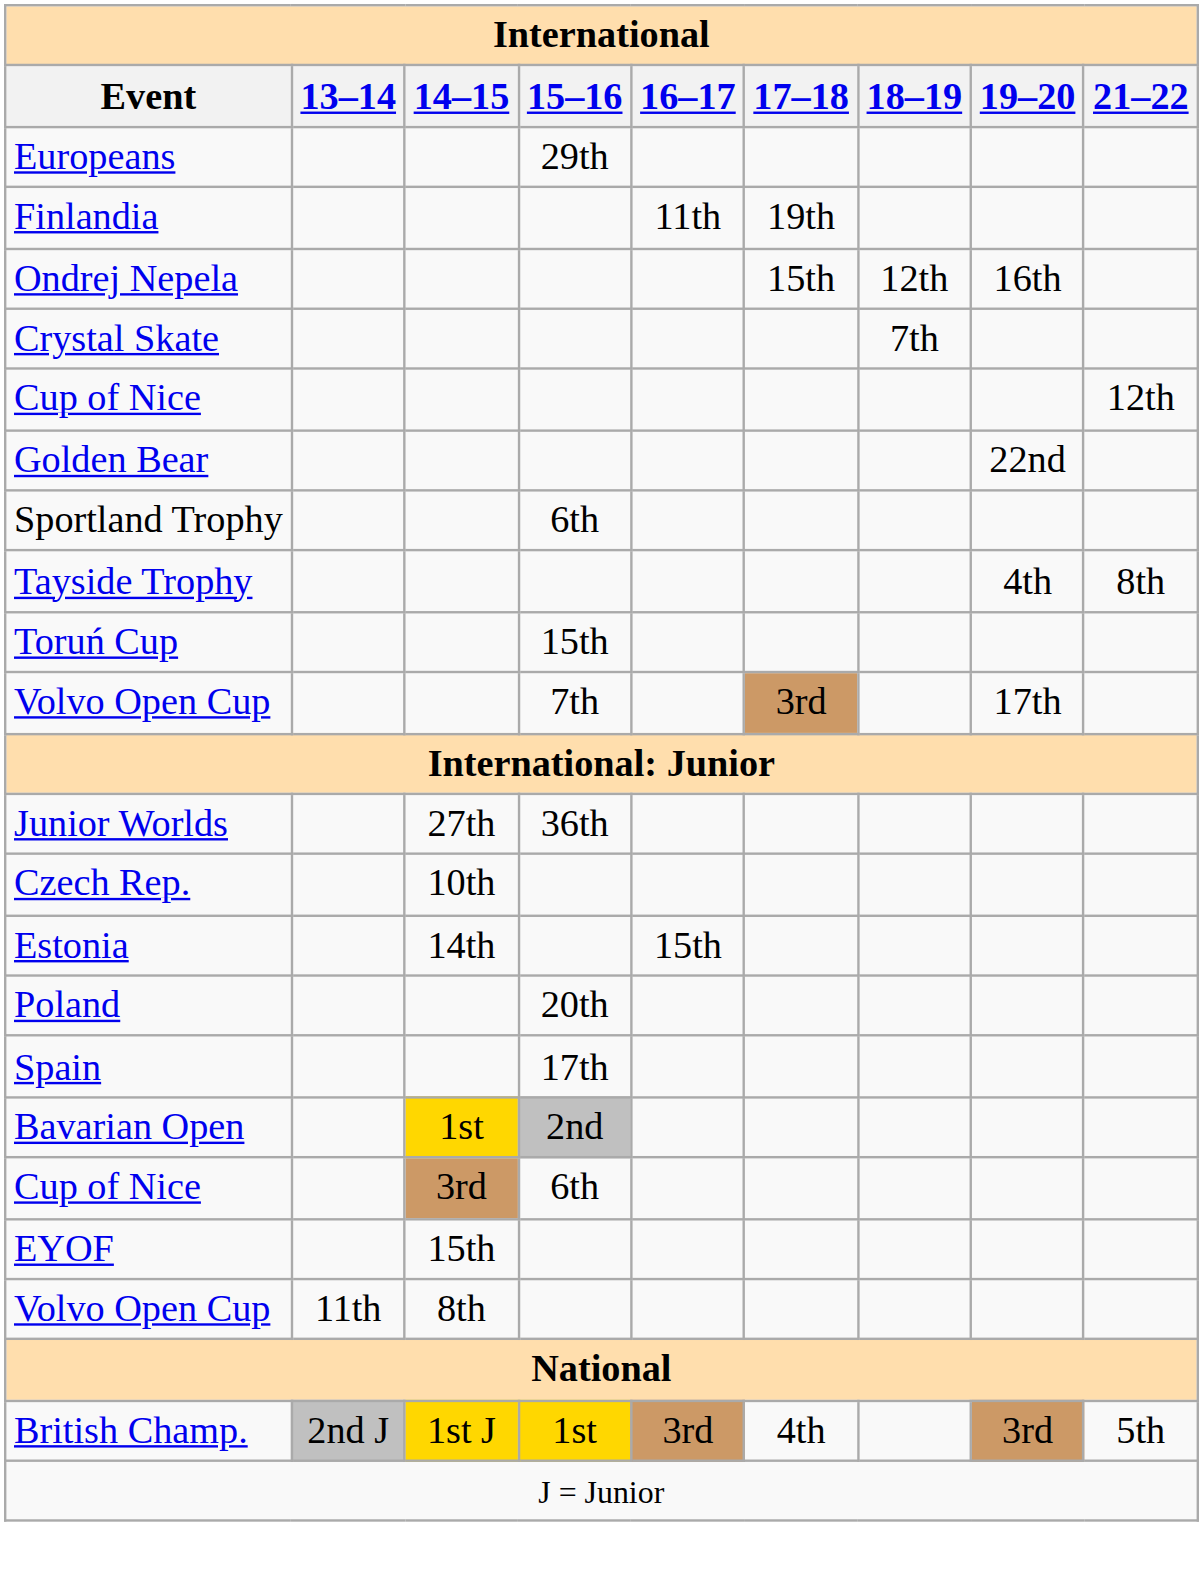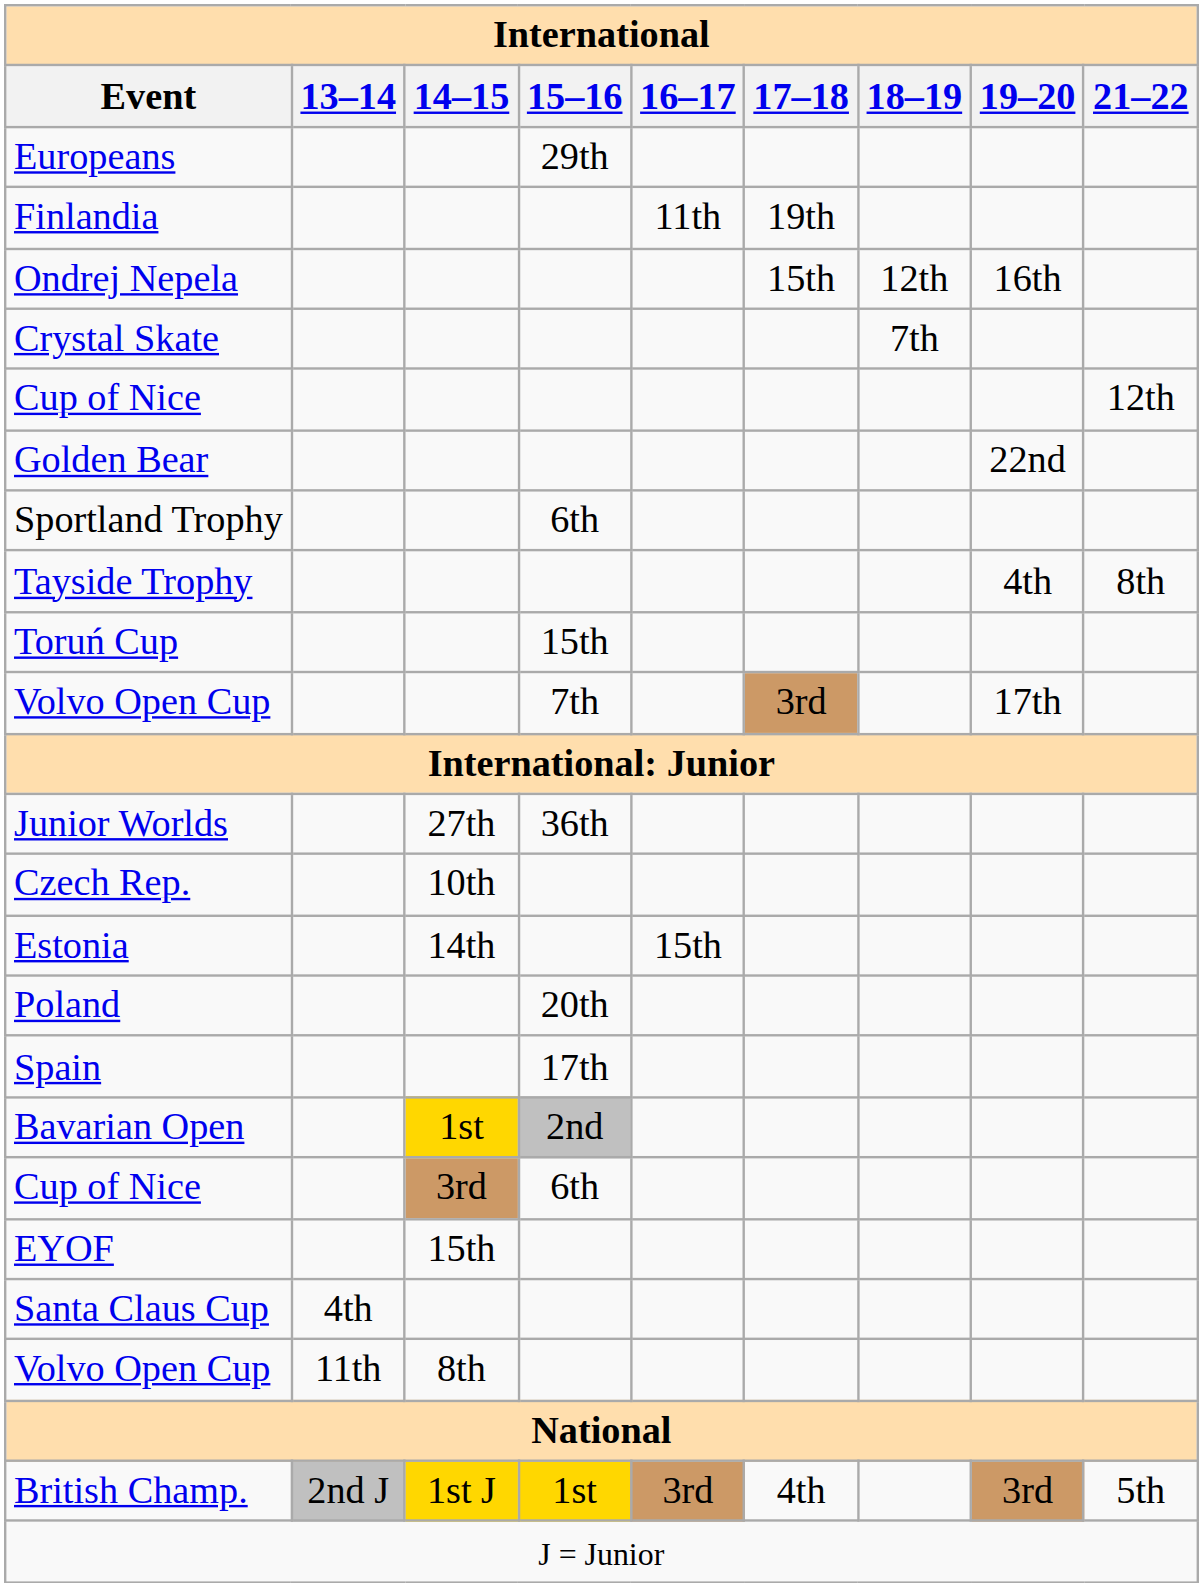+ row: (141, 1308)
